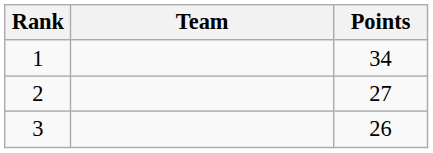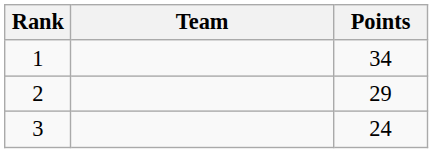(381, 93) 27 -> (381, 93) 29
(381, 128) 26 -> (381, 128) 24
